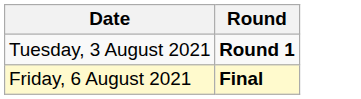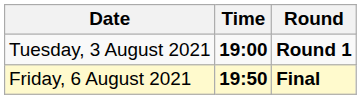+ column: (243, 19)
